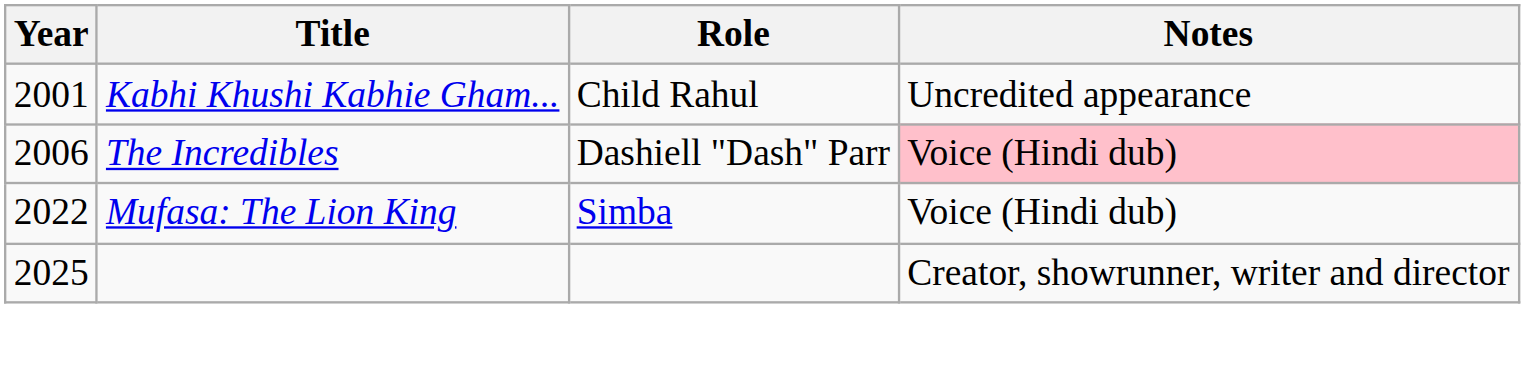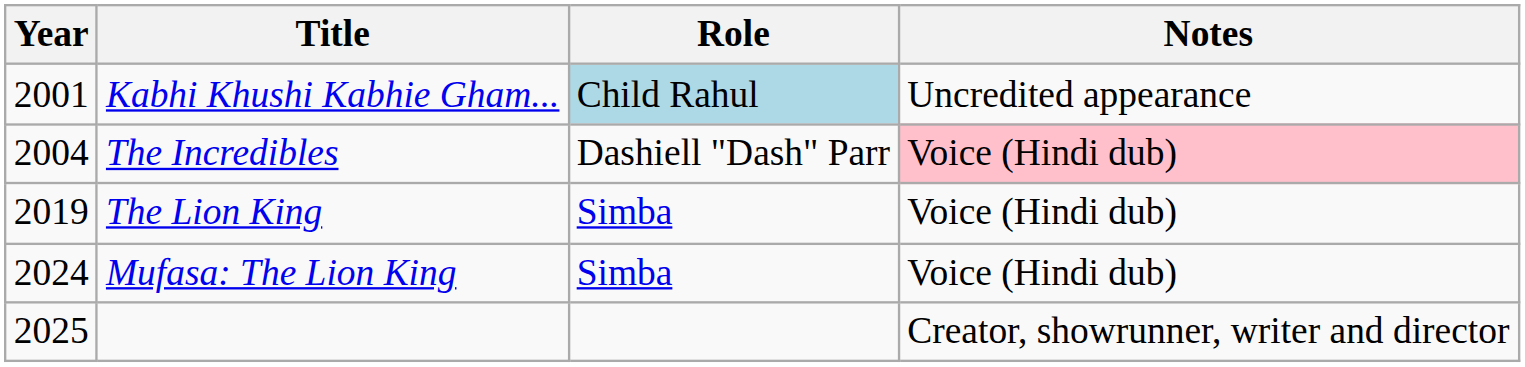(668, 93) no background -> (668, 93) lightblue background
(51, 152) 2006 -> (51, 152) 2004
+ row: (214, 212)
(51, 212) 2022 -> (51, 271) 2024
